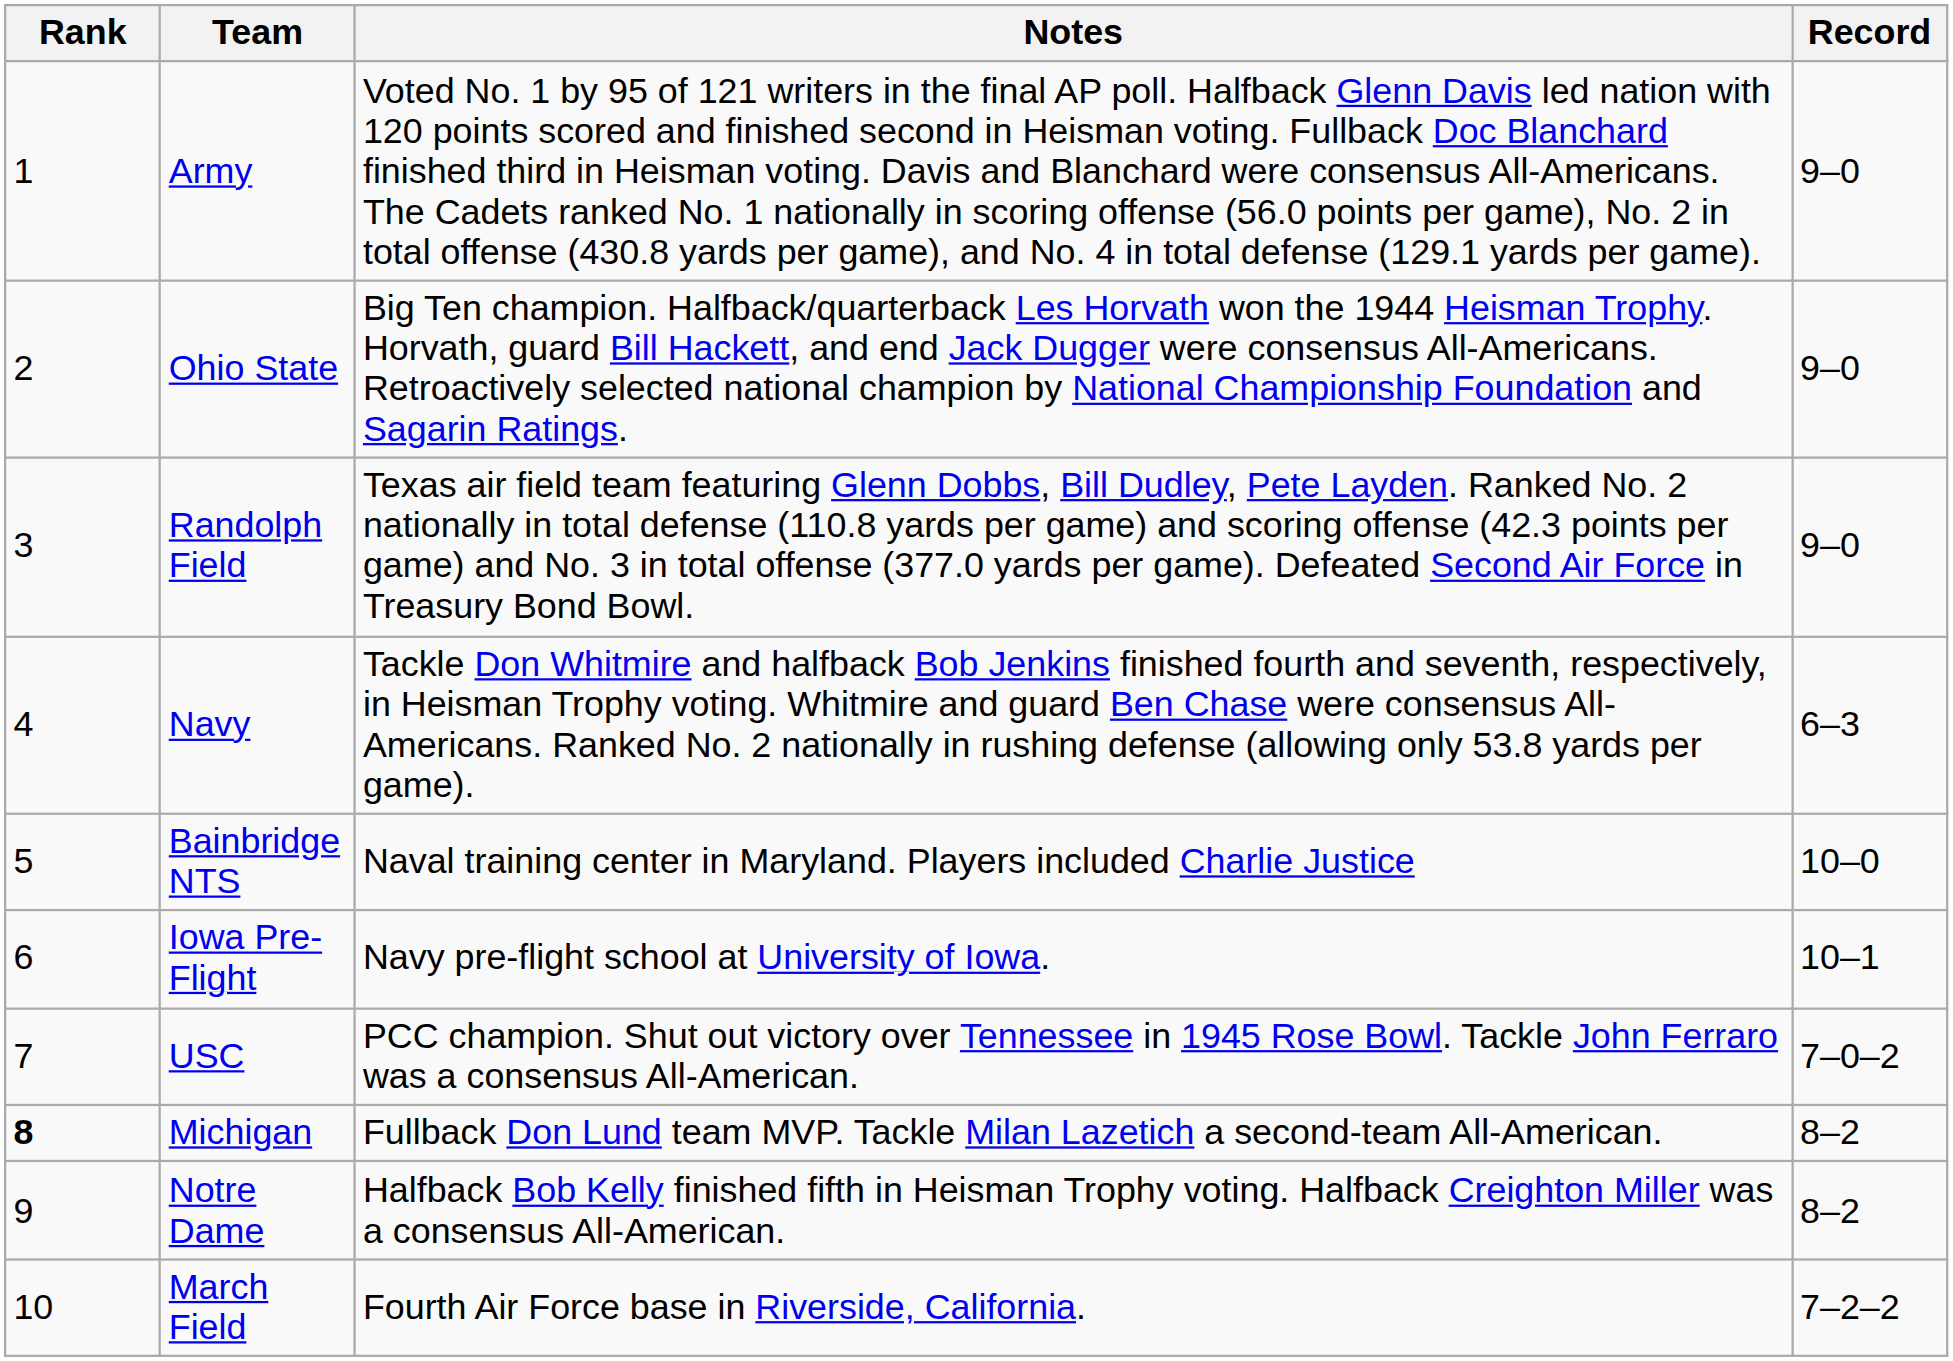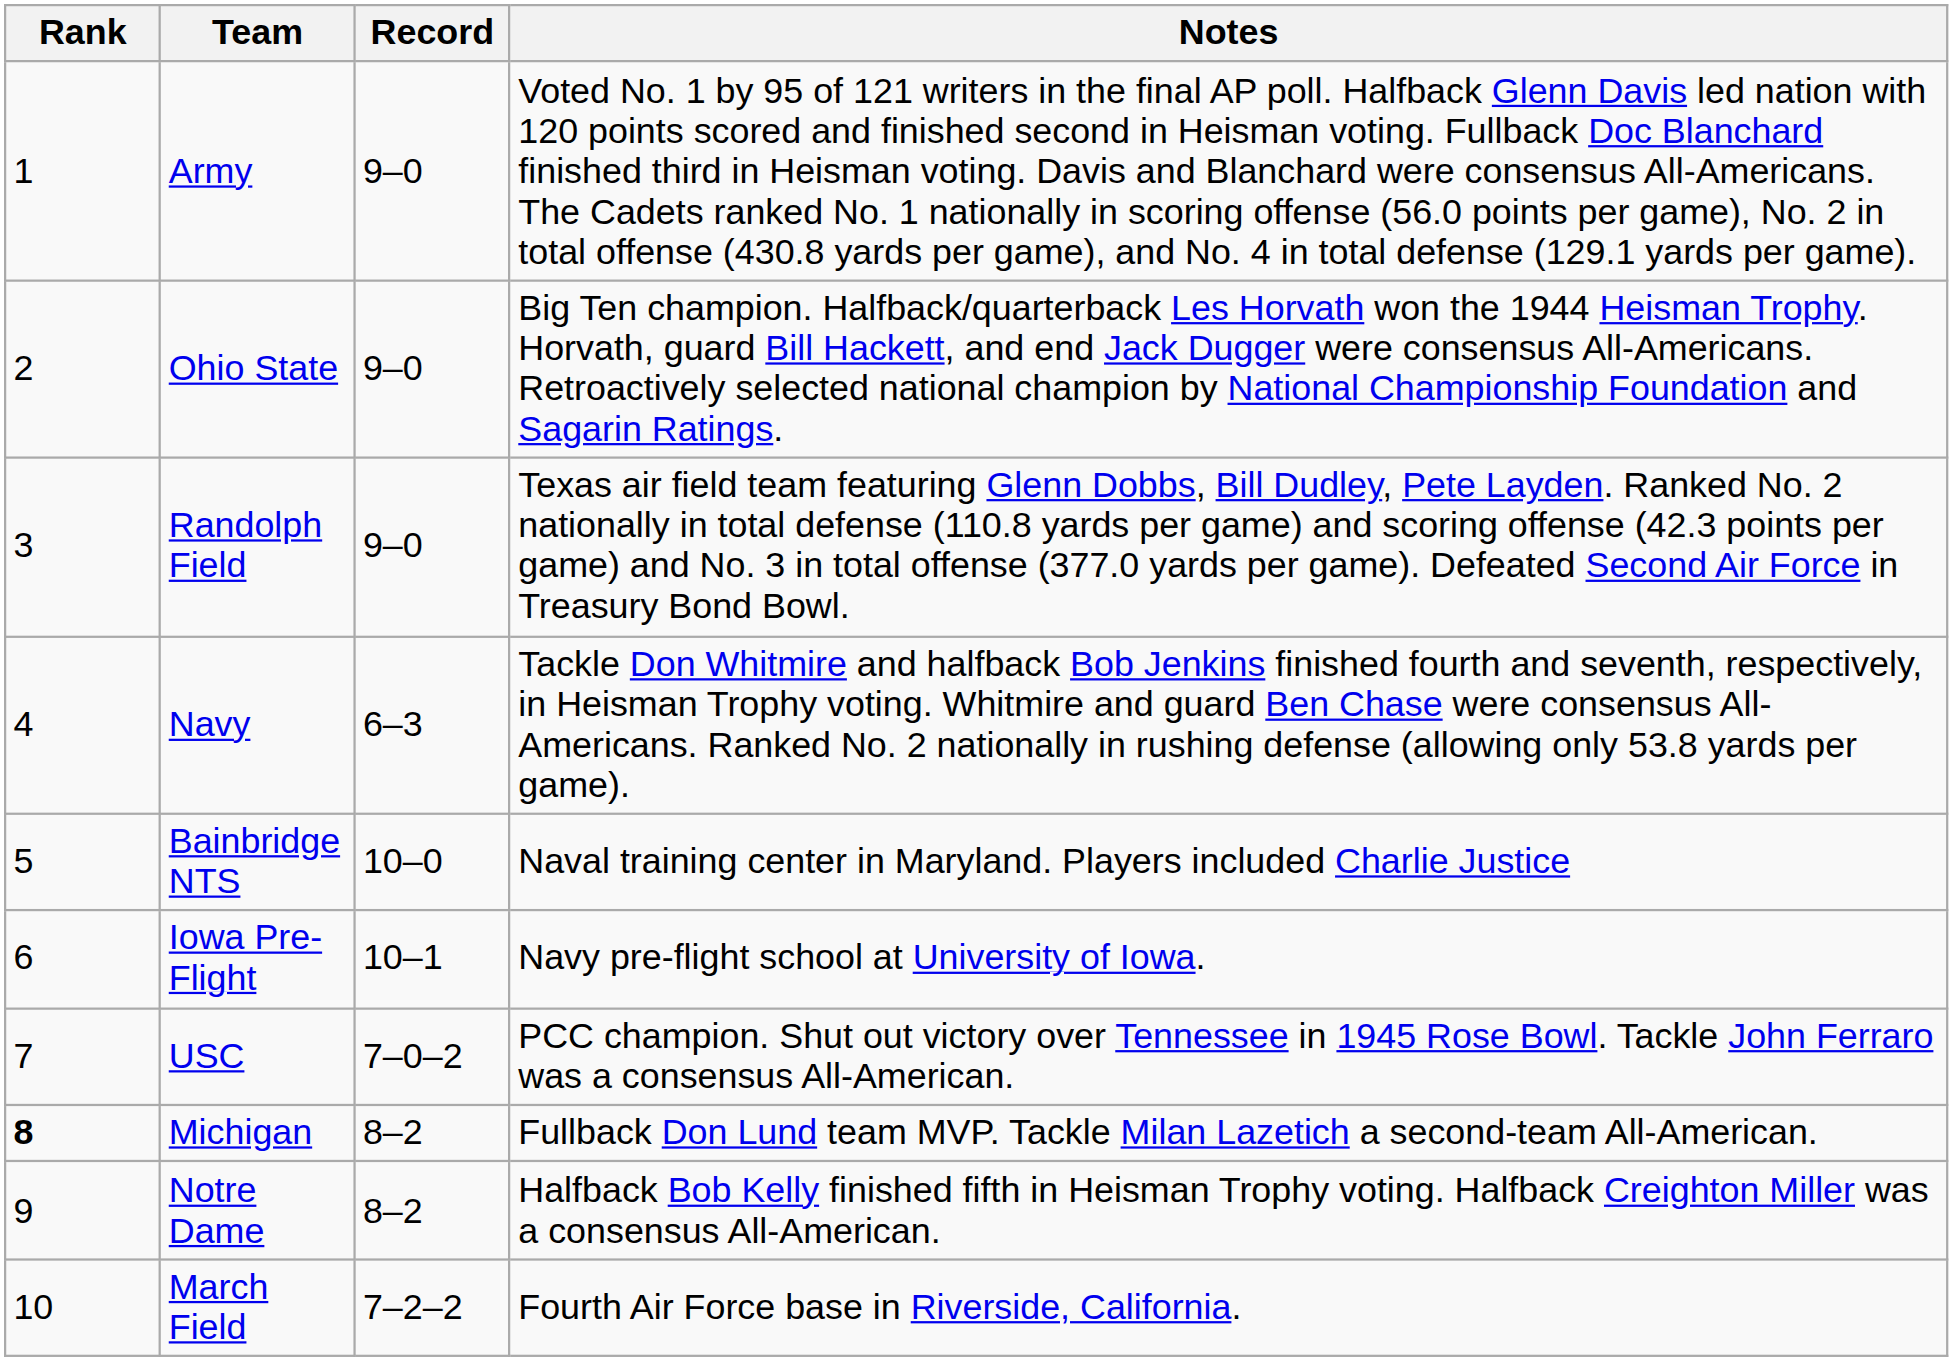columns swapped: (1870, 32) <-> (1073, 32)
